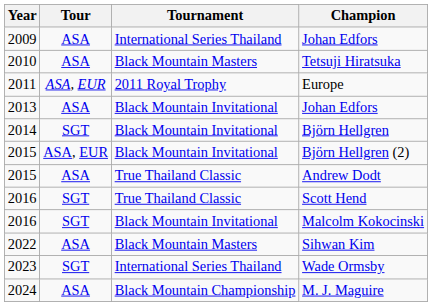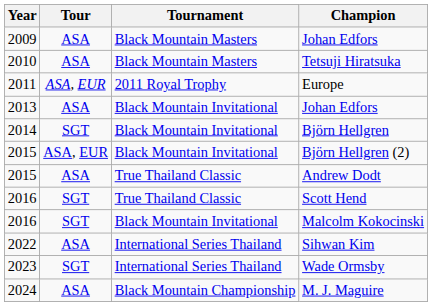(198, 38) International Series Thailand -> (186, 38) Black Mountain Masters
(186, 244) Black Mountain Masters -> (198, 244) International Series Thailand
